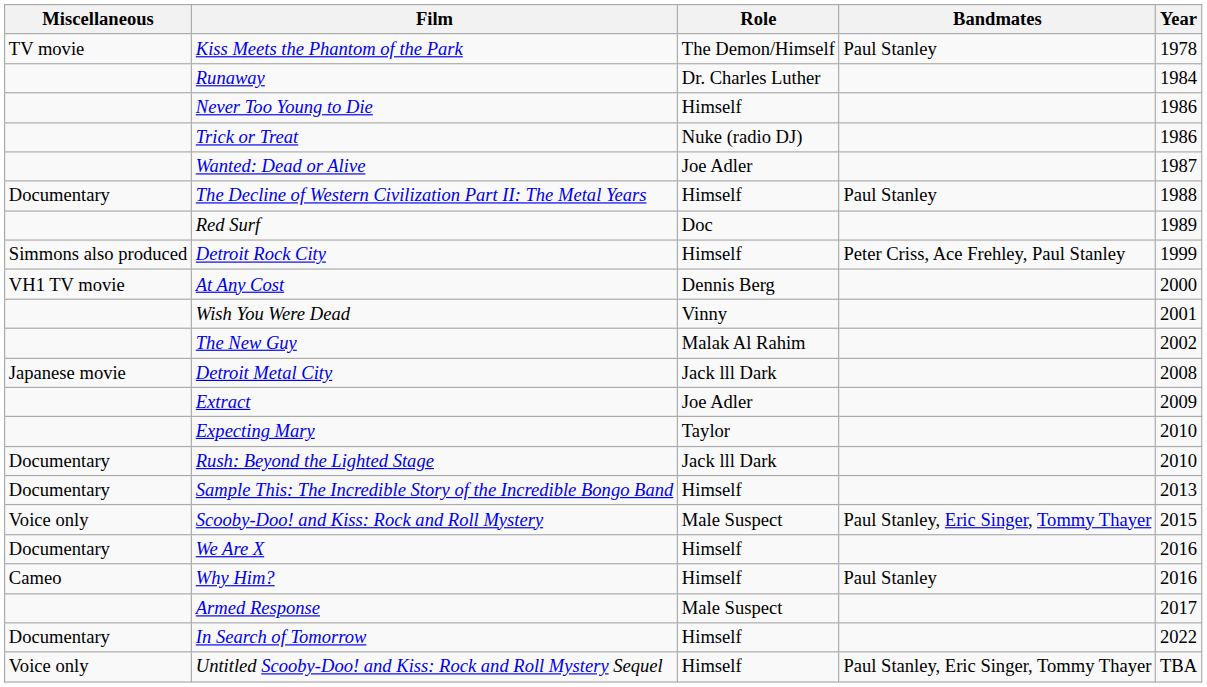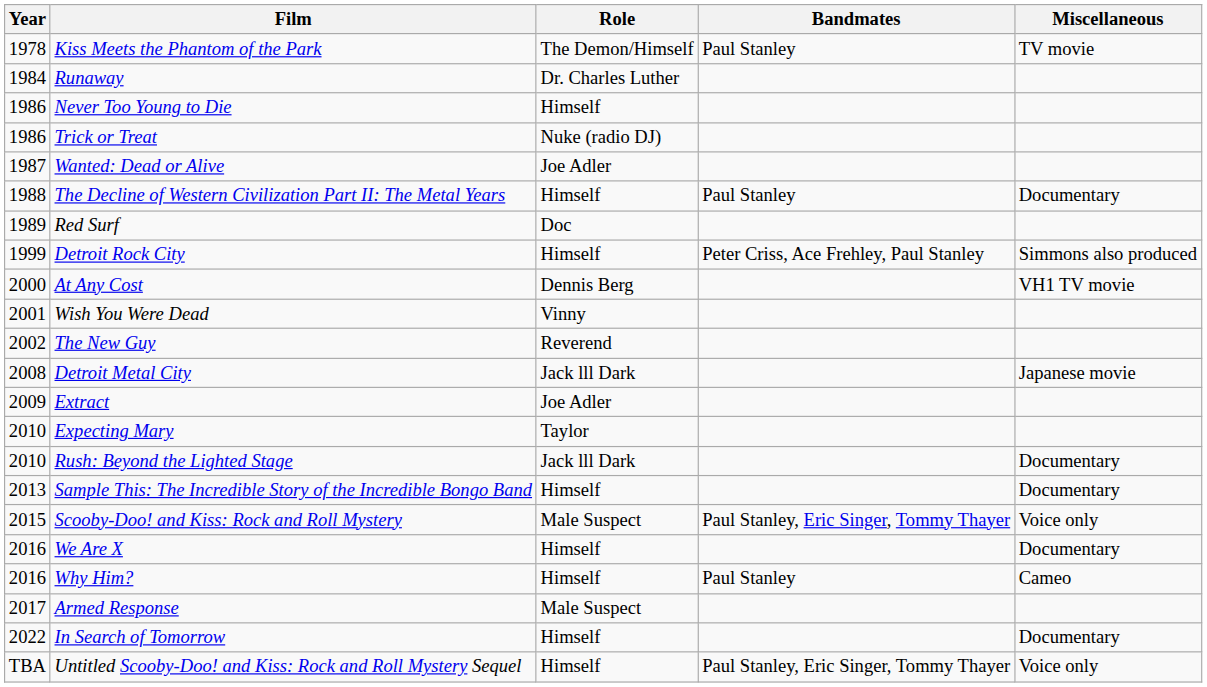columns swapped: (1179, 19) <-> (98, 19)
(744, 343) Malak Al Rahim -> (576, 343) Reverend
